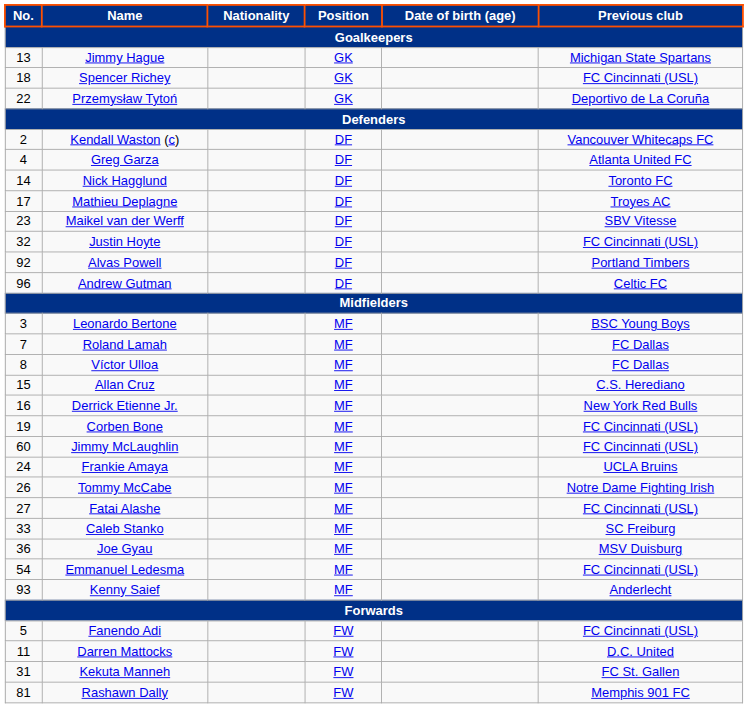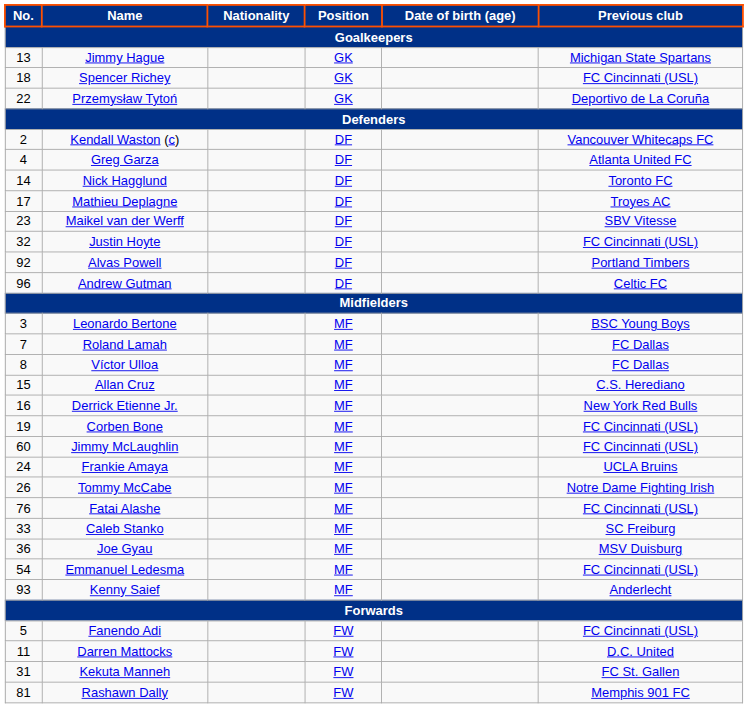(23, 508) 27 -> (23, 508) 76
